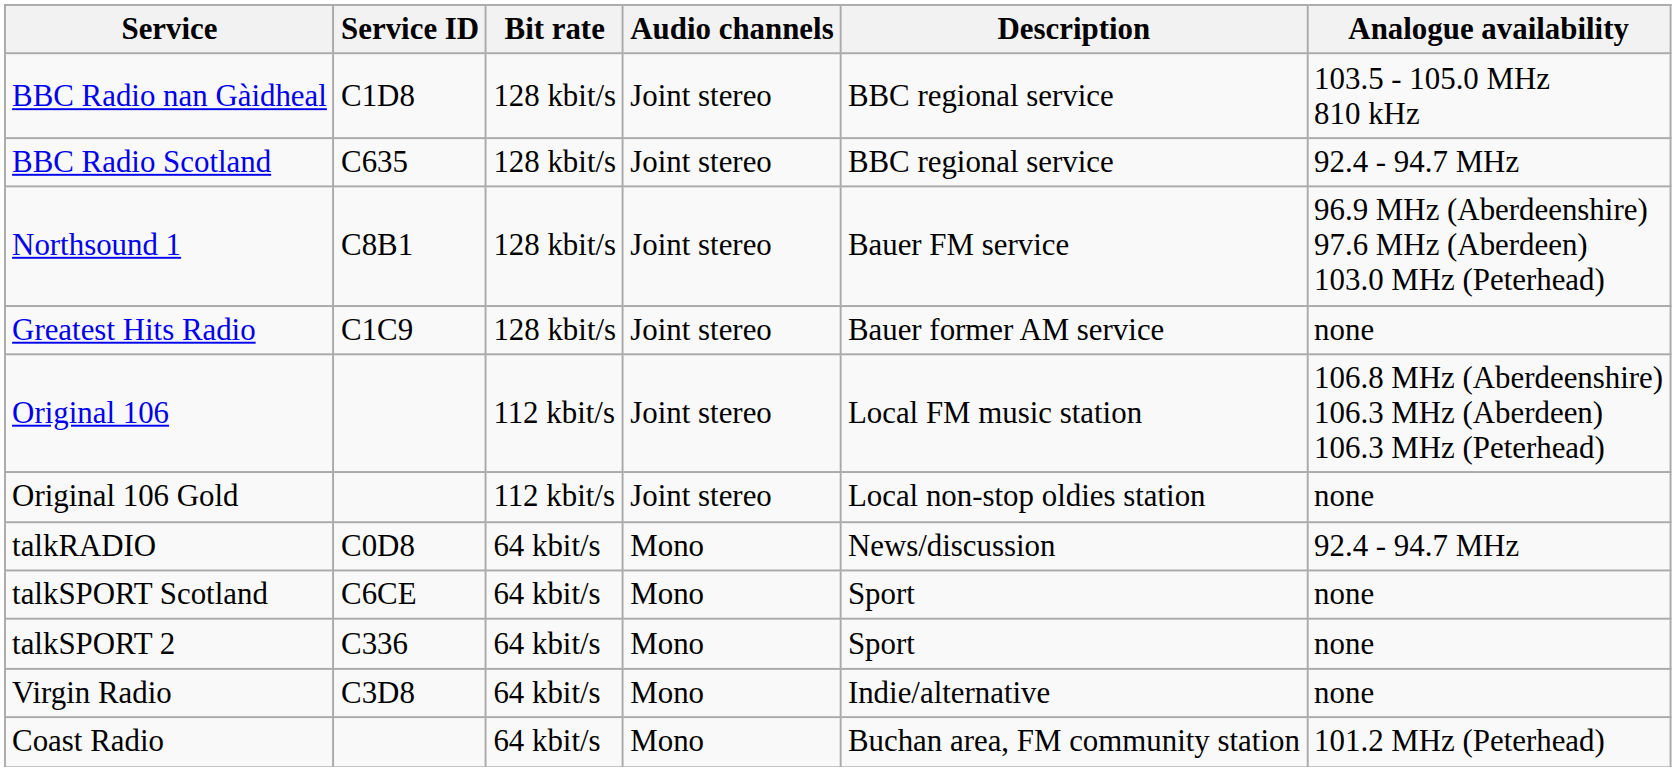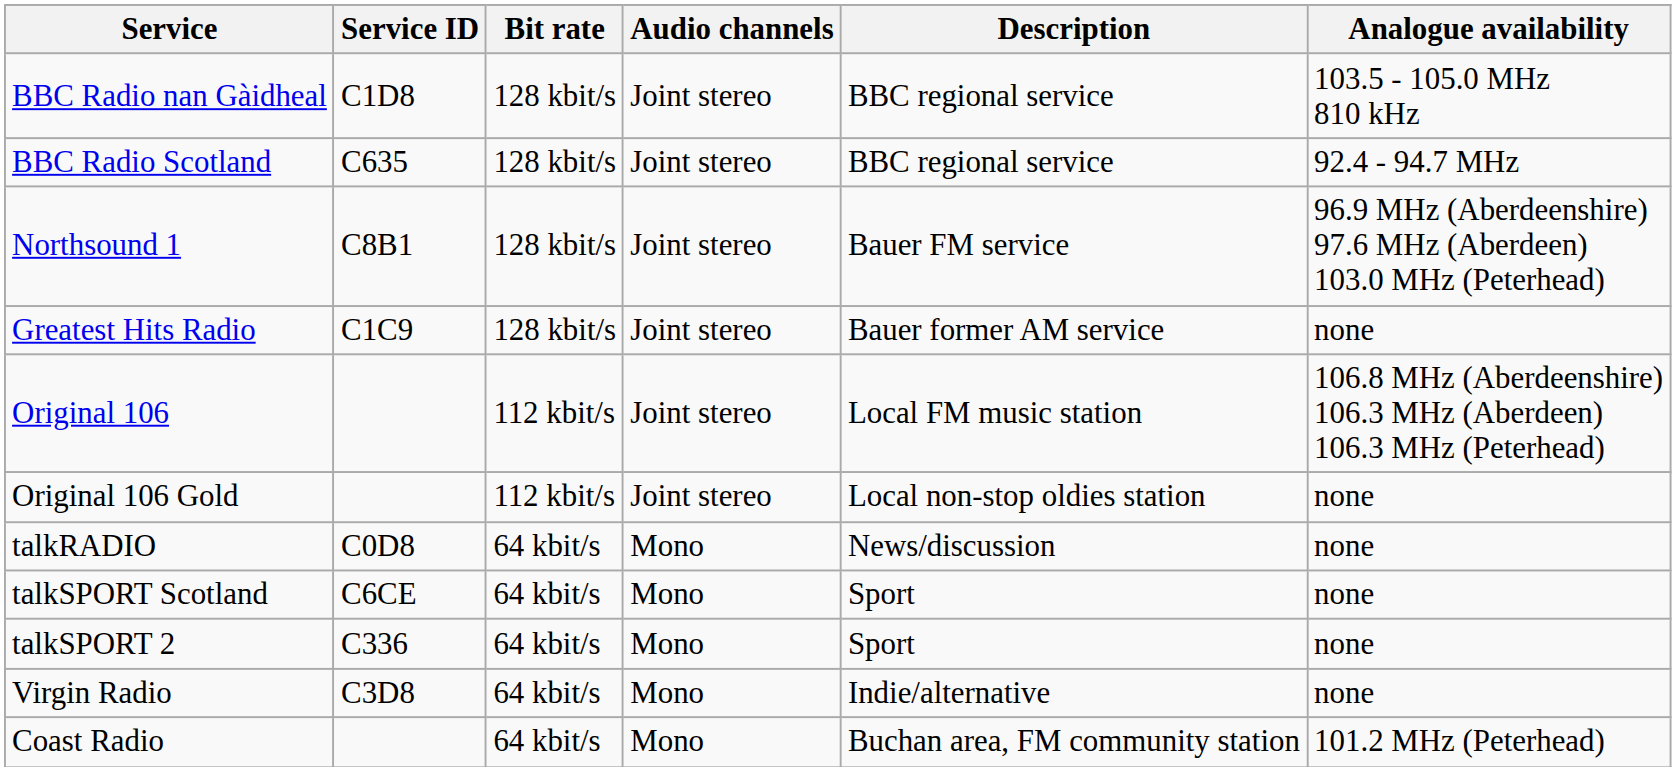(1417, 545) 92.4 - 94.7 MHz -> (1344, 545) none
